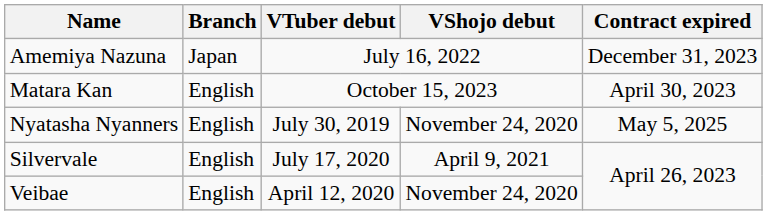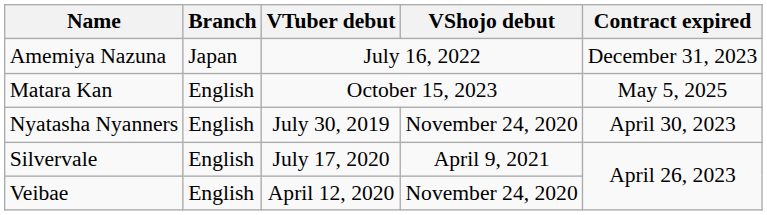(673, 90) April 30, 2023 -> (673, 90) May 5, 2025
(673, 124) May 5, 2025 -> (673, 124) April 30, 2023
